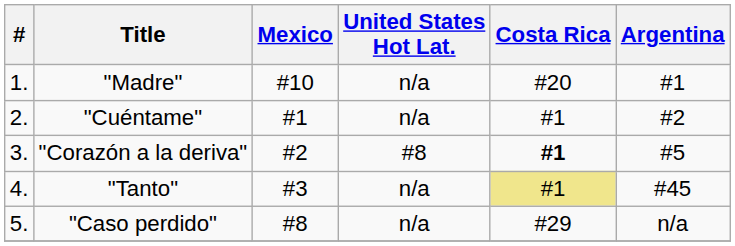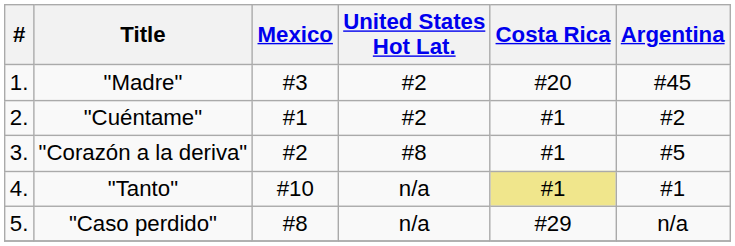(295, 82) #10 -> (295, 82) #3
(414, 82) n/a -> (414, 82) #2
(673, 82) #1 -> (673, 82) #45
(414, 117) n/a -> (414, 117) #2
(553, 152) bold -> (553, 152) normal
(295, 188) #3 -> (295, 188) #10
(673, 188) #45 -> (673, 188) #1
